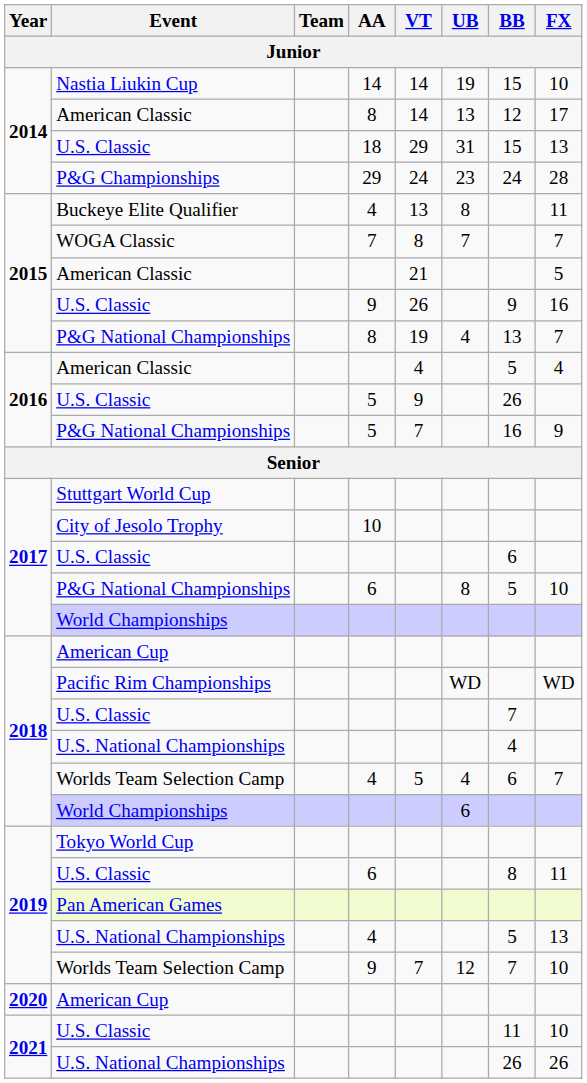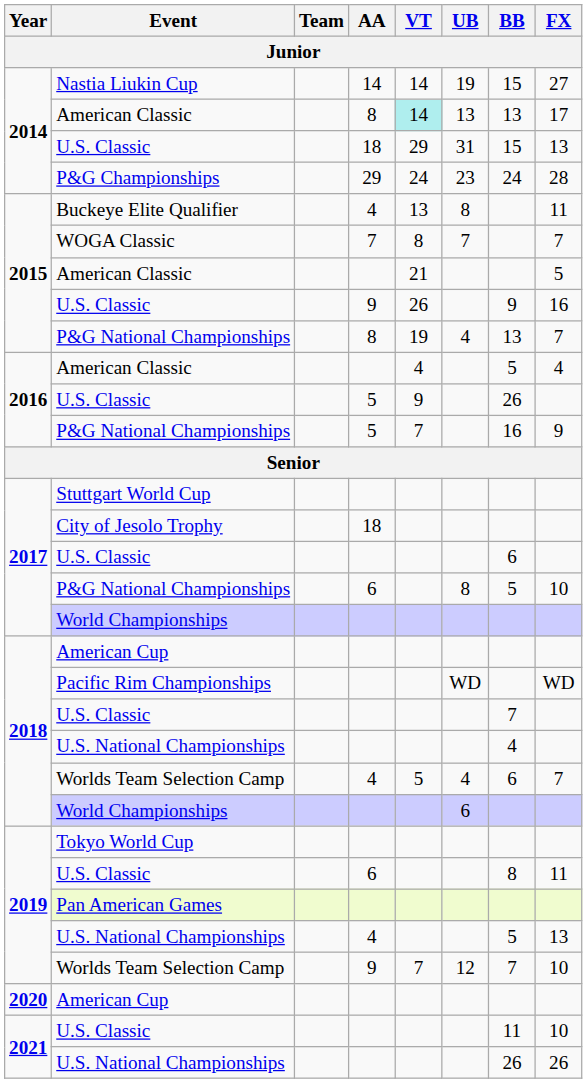(559, 83) 10 -> (559, 83) 27
(419, 115) no background -> (419, 115) paleturquoise background
(512, 115) 12 -> (512, 115) 13
(372, 525) 10 -> (372, 525) 18
